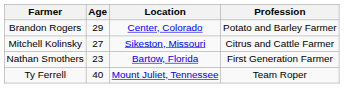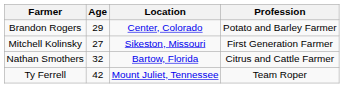(280, 43) Citrus and Cattle Farmer -> (280, 43) First Generation Farmer
(98, 59) 23 -> (98, 59) 32
(280, 59) First Generation Farmer -> (280, 59) Citrus and Cattle Farmer
(98, 75) 40 -> (98, 75) 42
